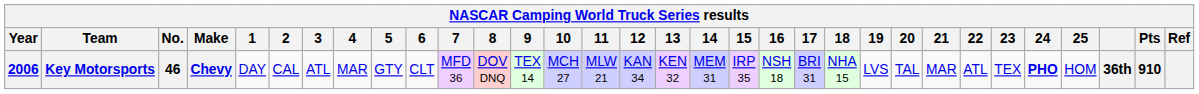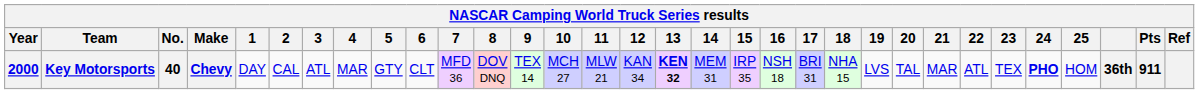(23, 69) 2006 -> (23, 69) 2000
(173, 69) 46 -> (173, 69) 40
(673, 69) normal -> (673, 69) bold
(1150, 69) 910 -> (1150, 69) 911
